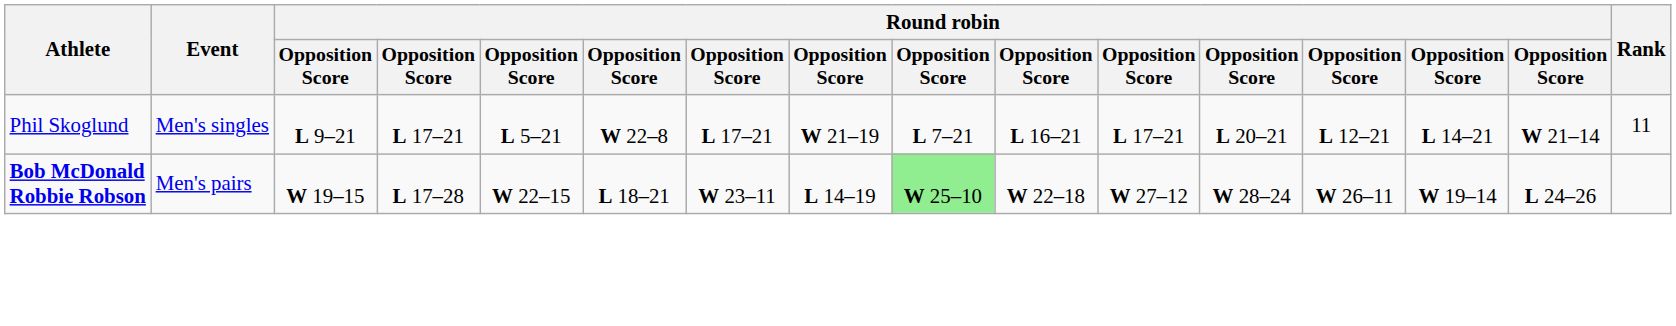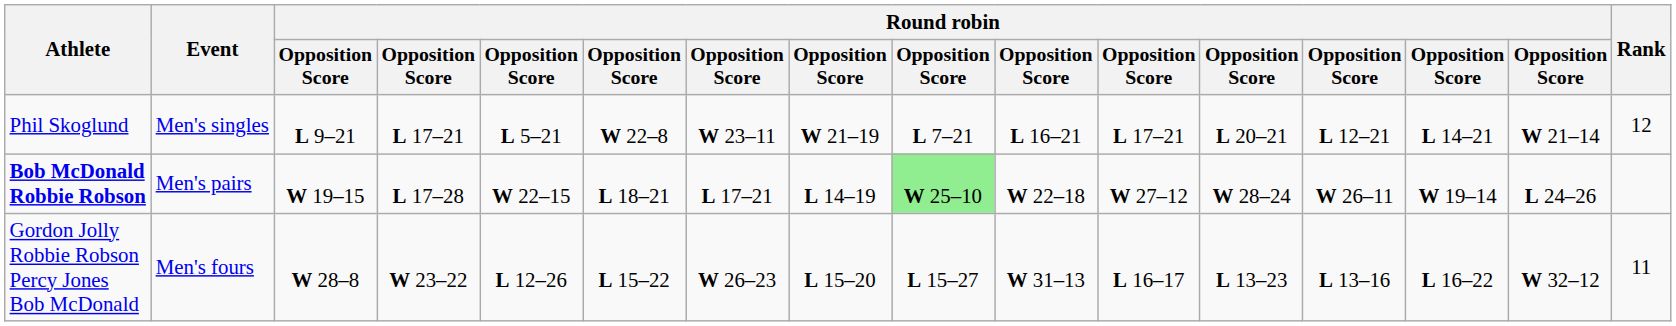(737, 136) L 17–21 -> (737, 136) W 23–11
(1641, 124) 11 -> (1641, 124) 12
(737, 196) W 23–11 -> (737, 196) L 17–21
+ row: (74, 267)
